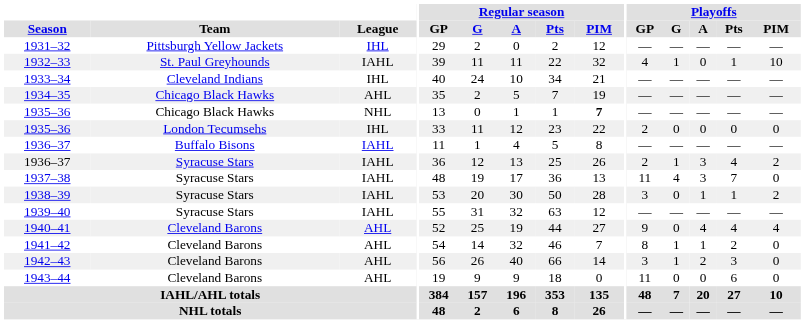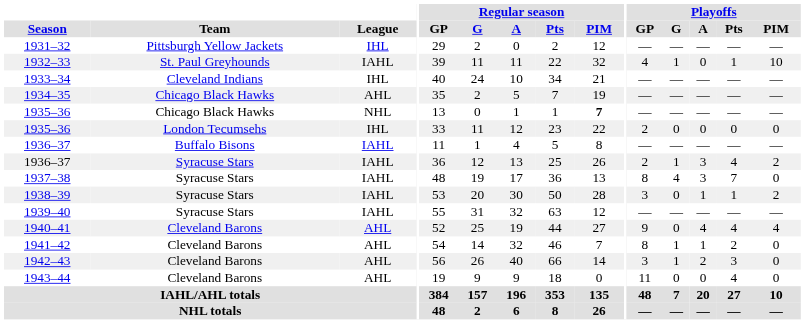(645, 178) 11 -> (645, 178) 8
(734, 277) 6 -> (734, 277) 4
